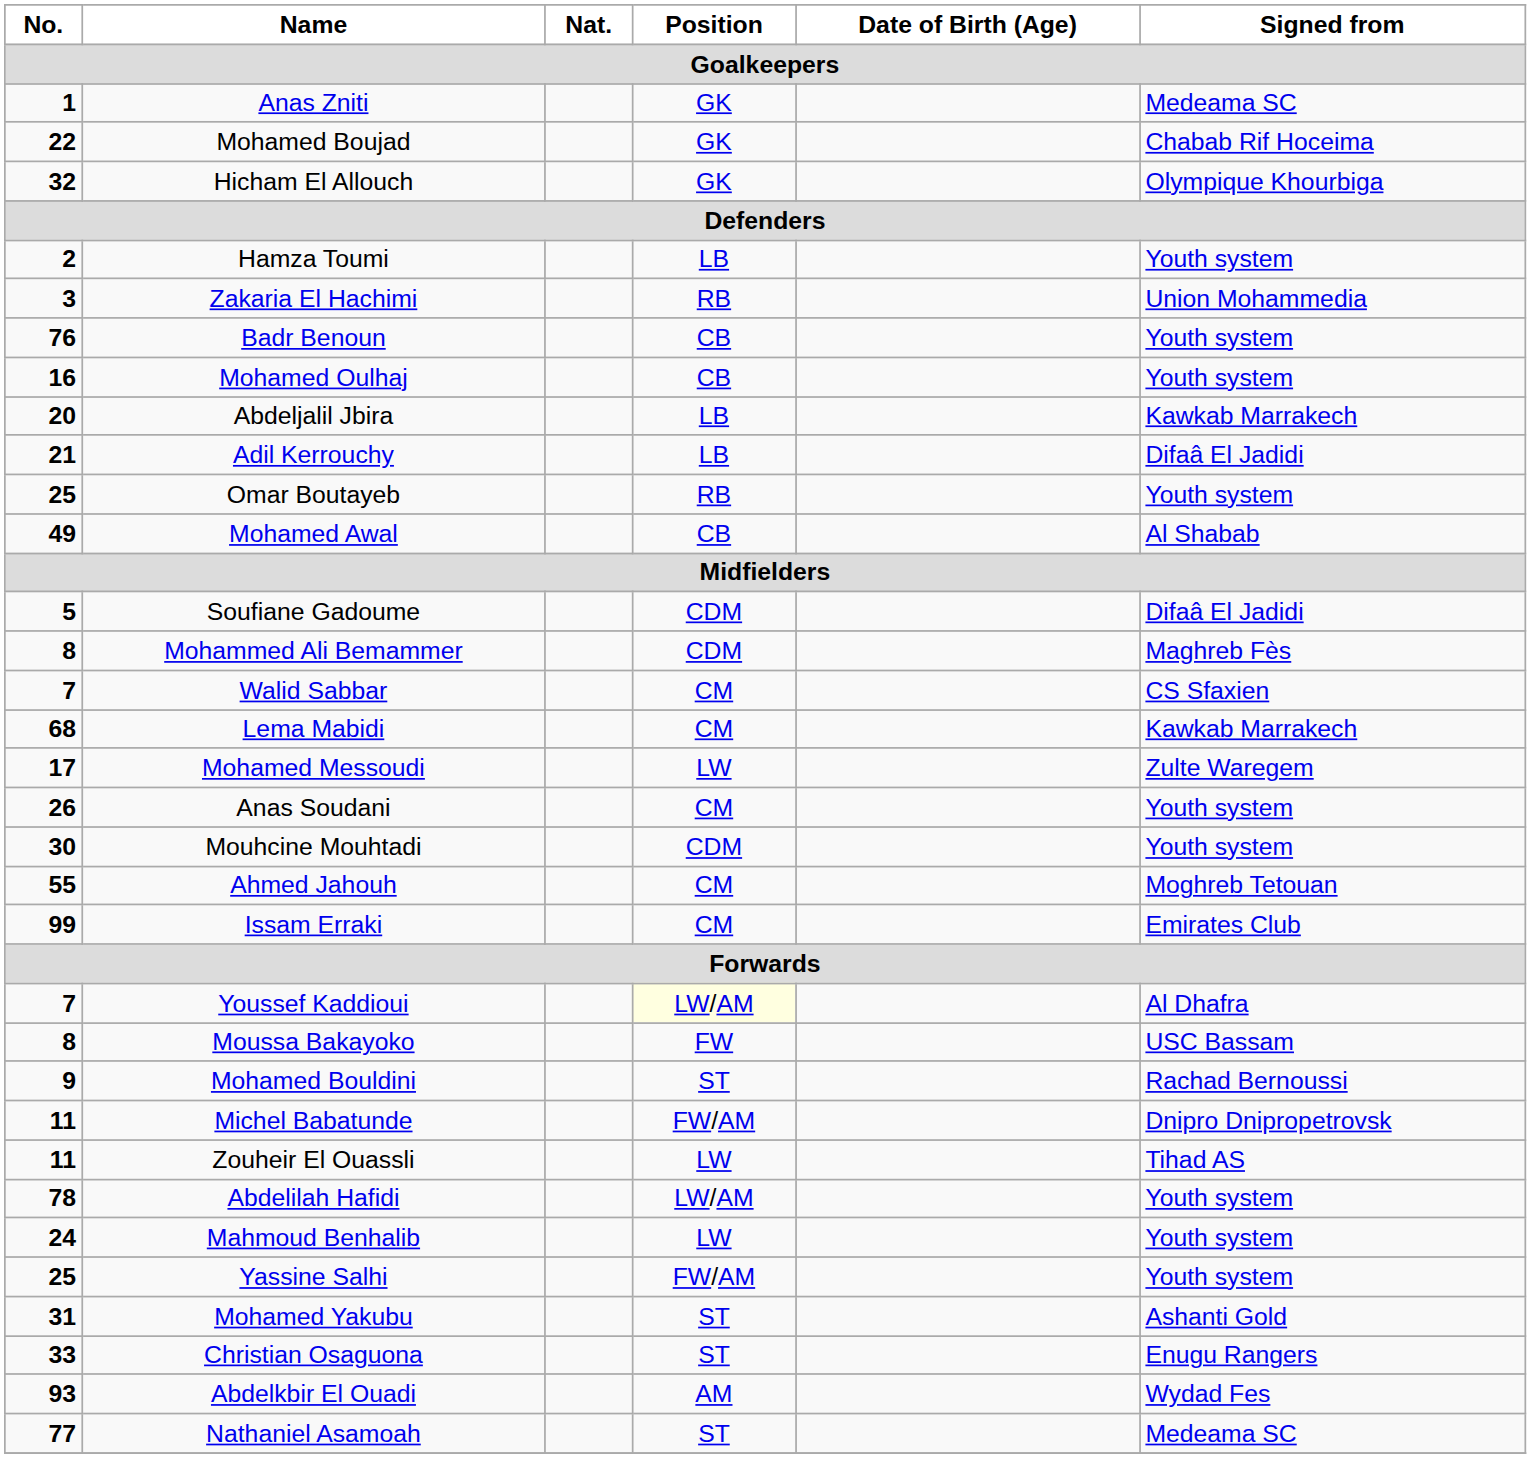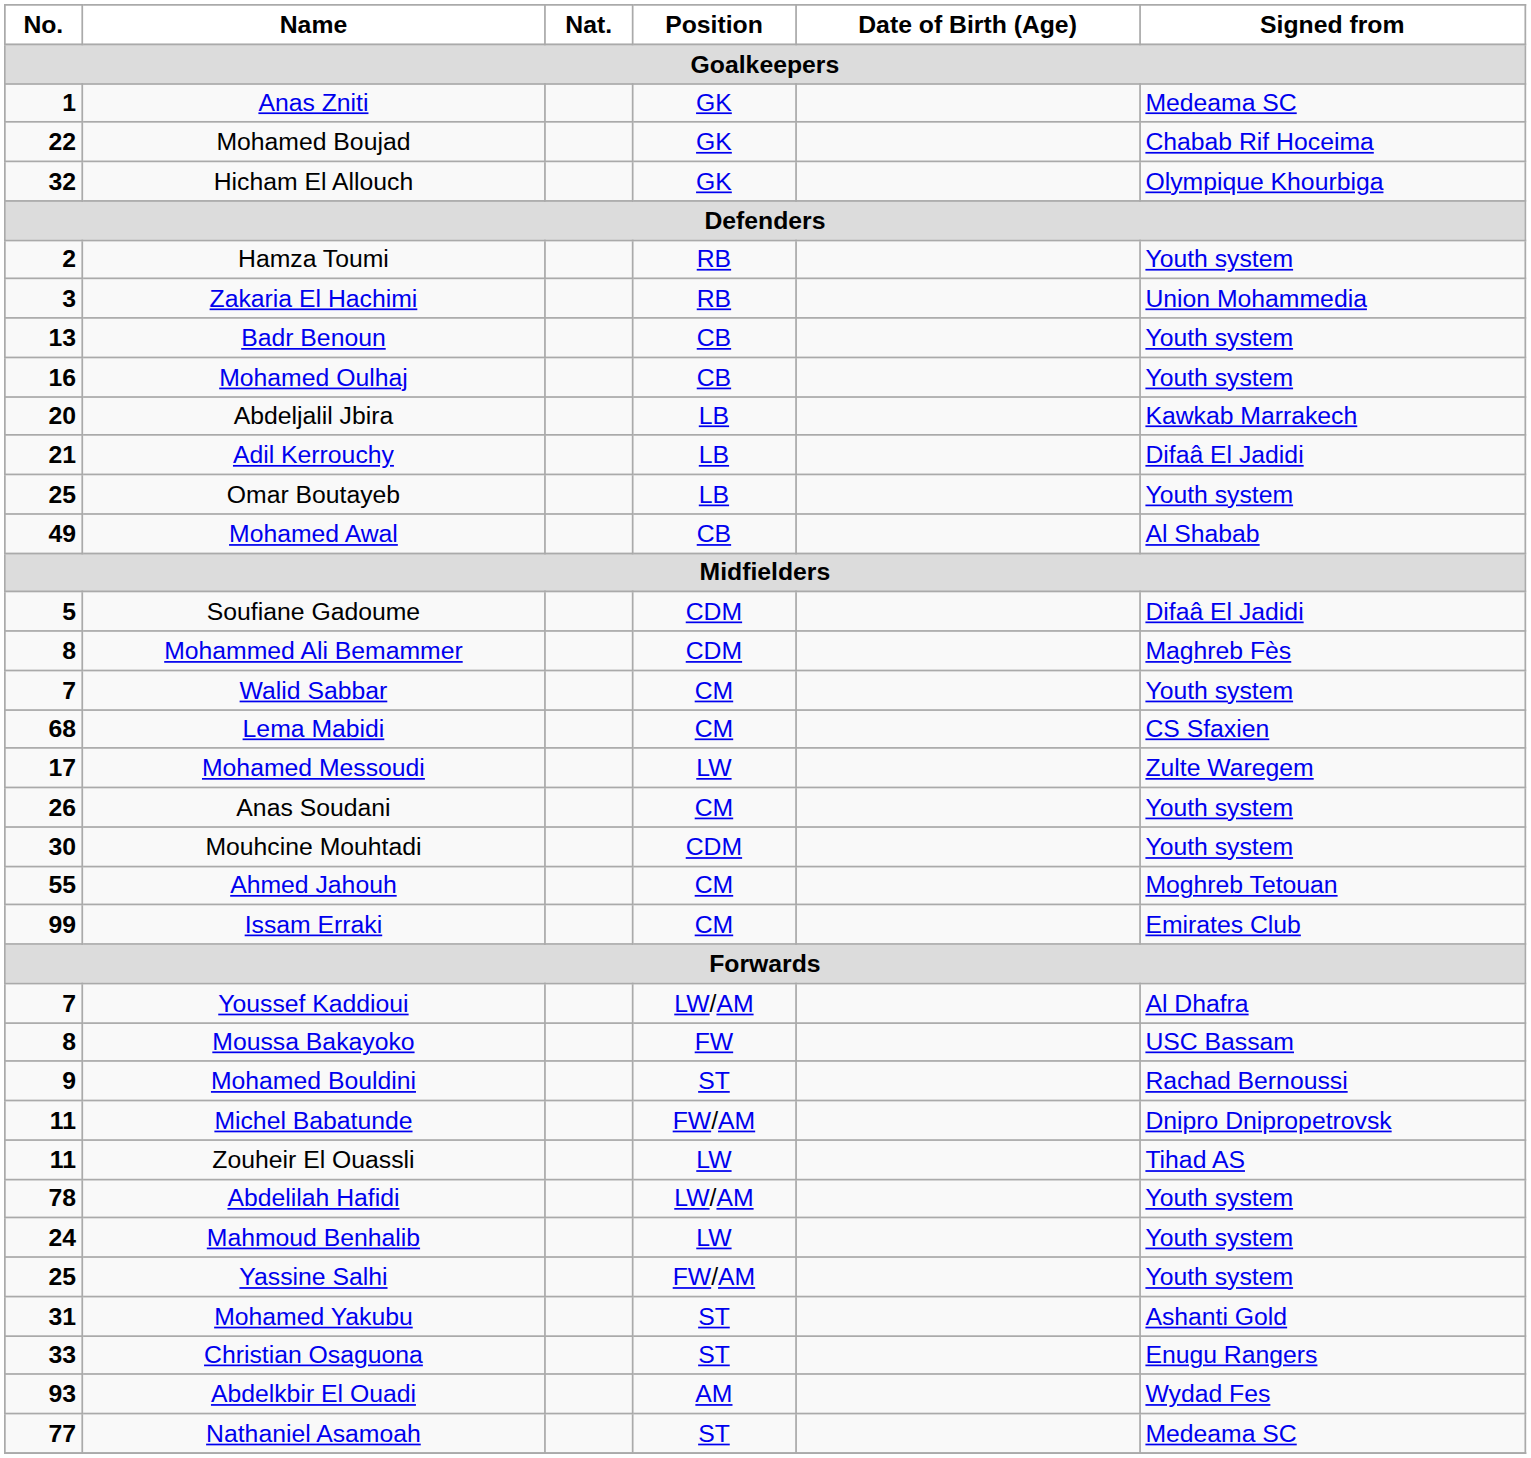(714, 260) LB -> (714, 260) RB
(62, 338) 76 -> (62, 338) 13
(714, 494) RB -> (714, 494) LB
(1207, 690) CS Sfaxien -> (1219, 690) Youth system
(1251, 729) Kawkab Marrakech -> (1207, 729) CS Sfaxien
(714, 1003) lightyellow background -> (714, 1003) no background
